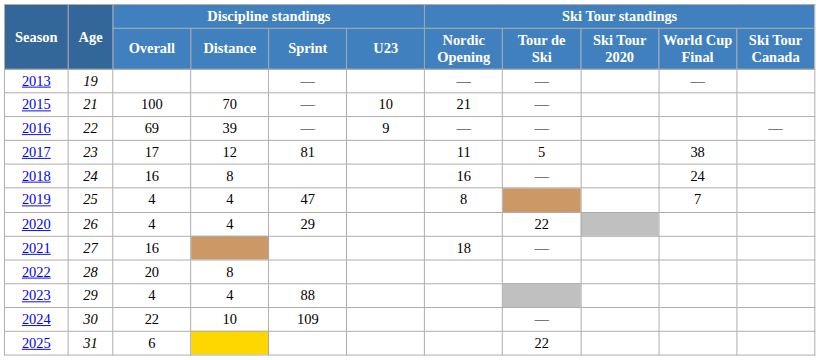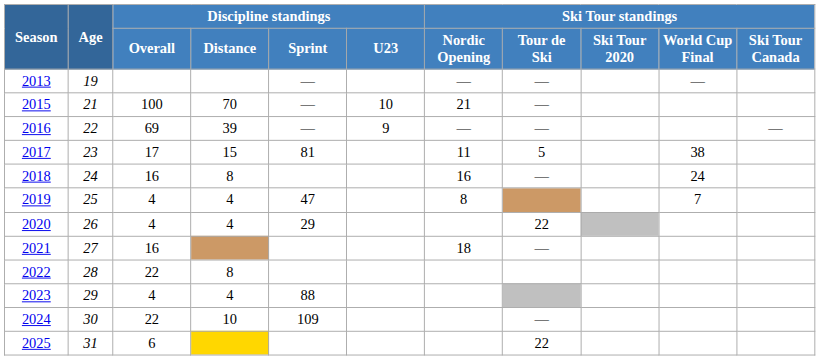(230, 152) 12 -> (230, 152) 15
(152, 271) 20 -> (152, 271) 22
